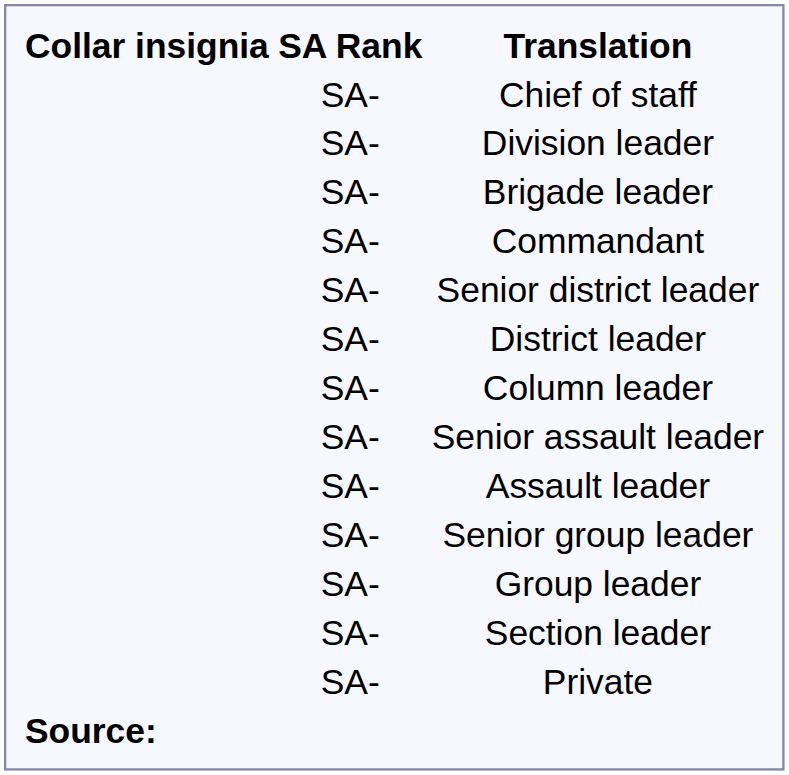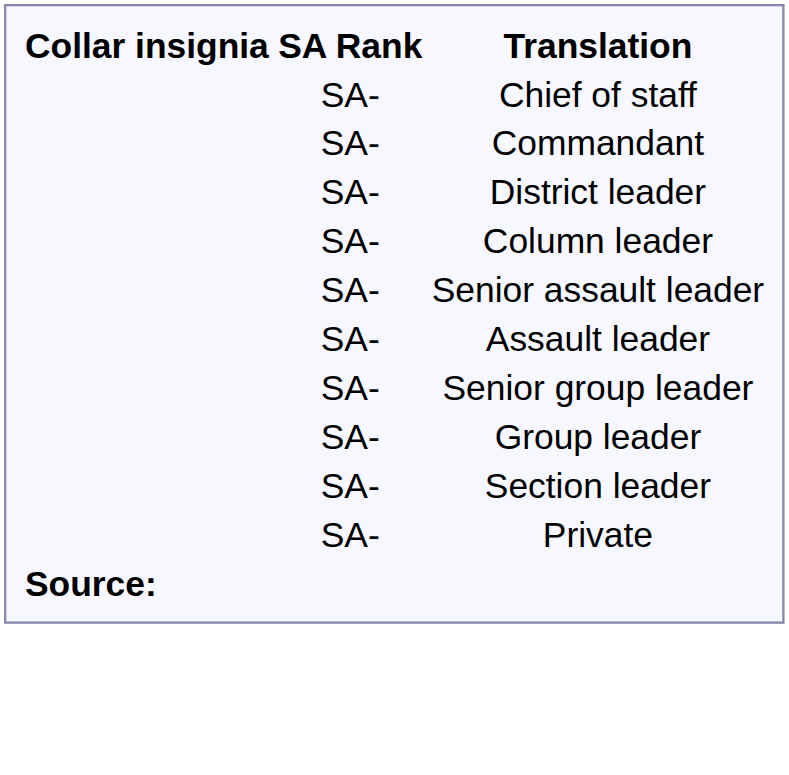- row: (598, 143)
- row: (598, 192)
- row: (598, 289)
